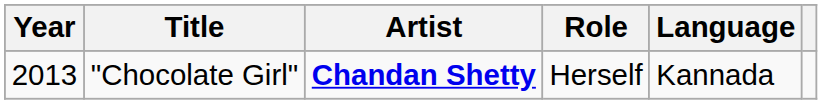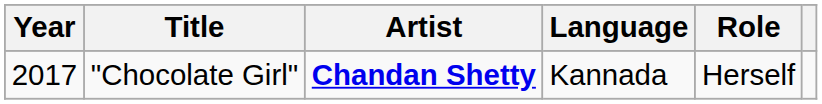columns swapped: (596, 27) <-> (726, 27)
(44, 74) 2013 -> (44, 74) 2017
